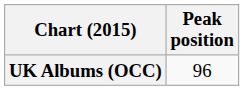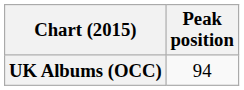(202, 70) 96 -> (202, 70) 94
